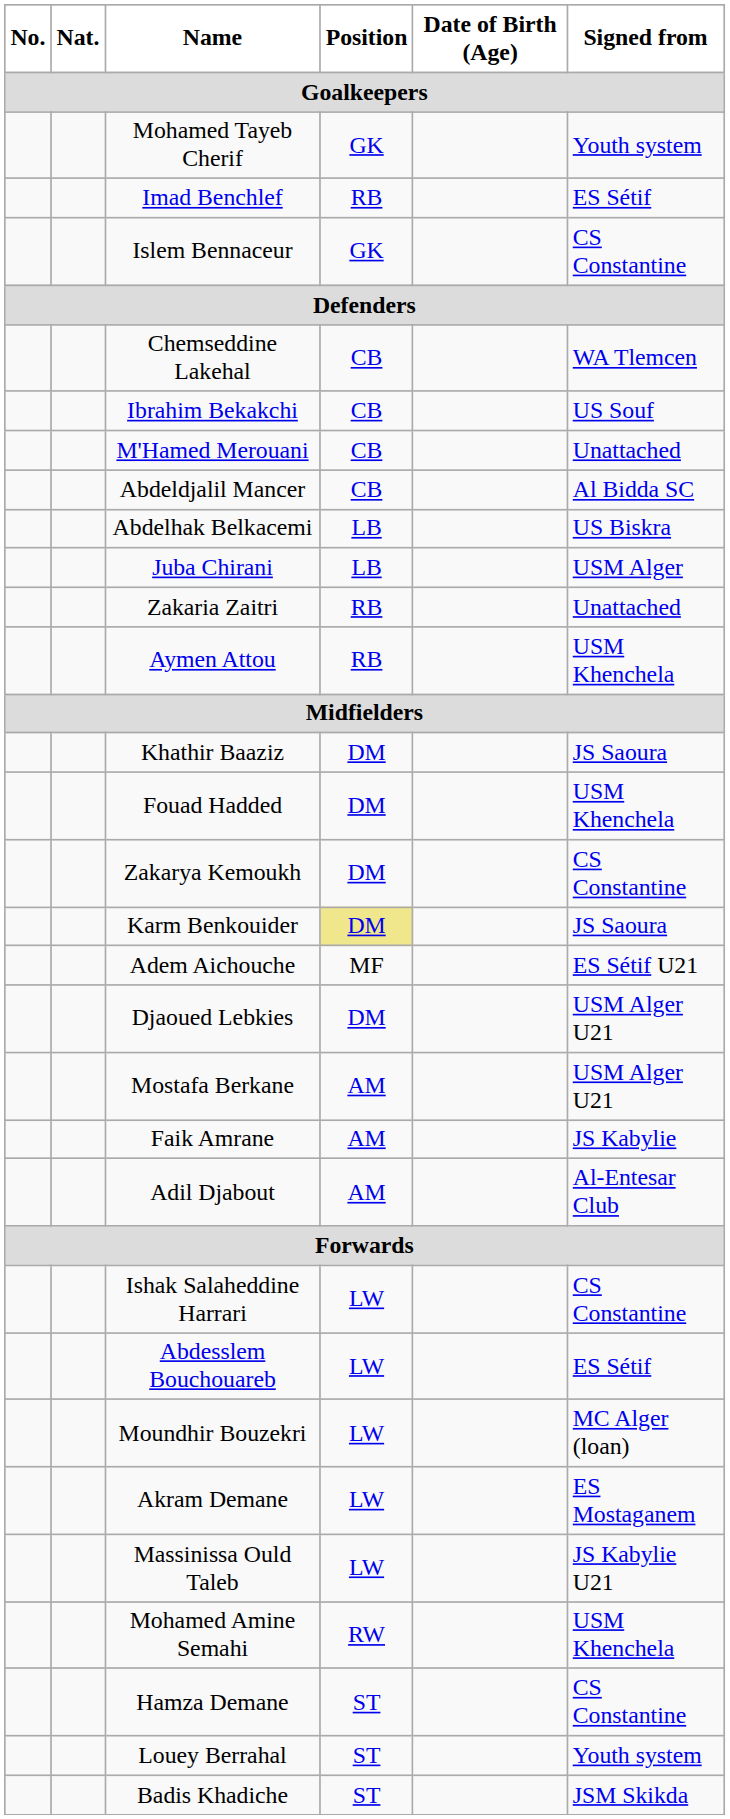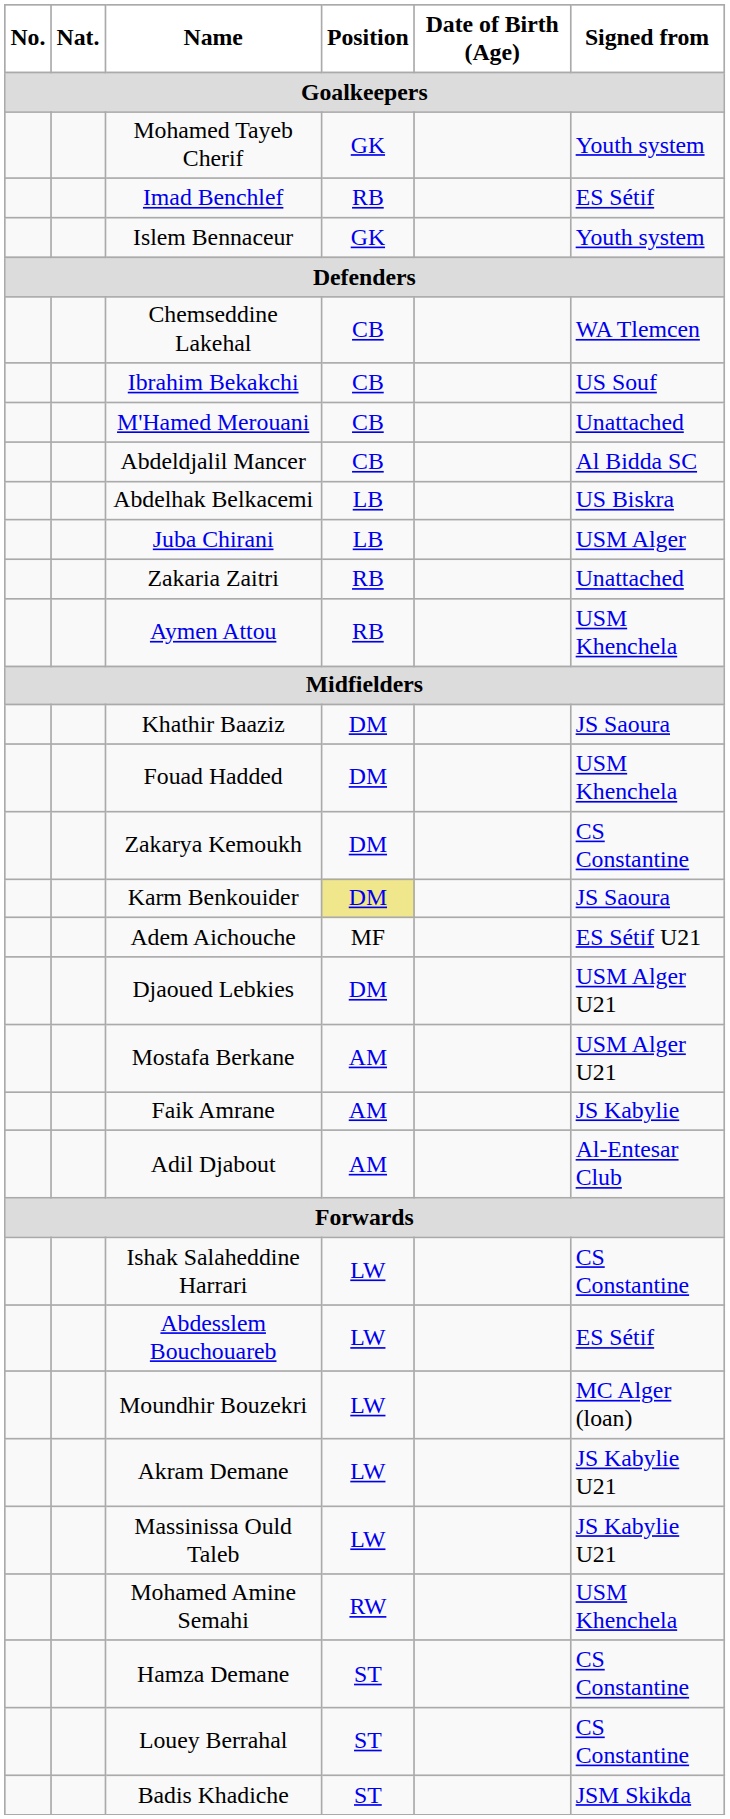(629, 251) CS Constantine -> (640, 237) Youth system
(634, 1500) ES Mostaganem -> (627, 1472) JS Kabylie U21
(637, 1755) Youth system -> (632, 1741) CS Constantine
